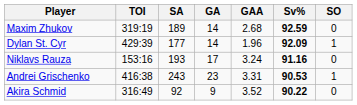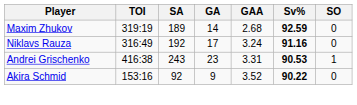- row: (36, 44)
(137, 60) 153:16 -> (137, 44) 316:49
(177, 60) 193 -> (177, 44) 192
(137, 92) 316:49 -> (137, 76) 153:16
